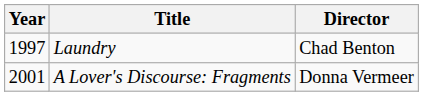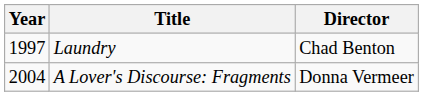(27, 76) 2001 -> (27, 76) 2004
